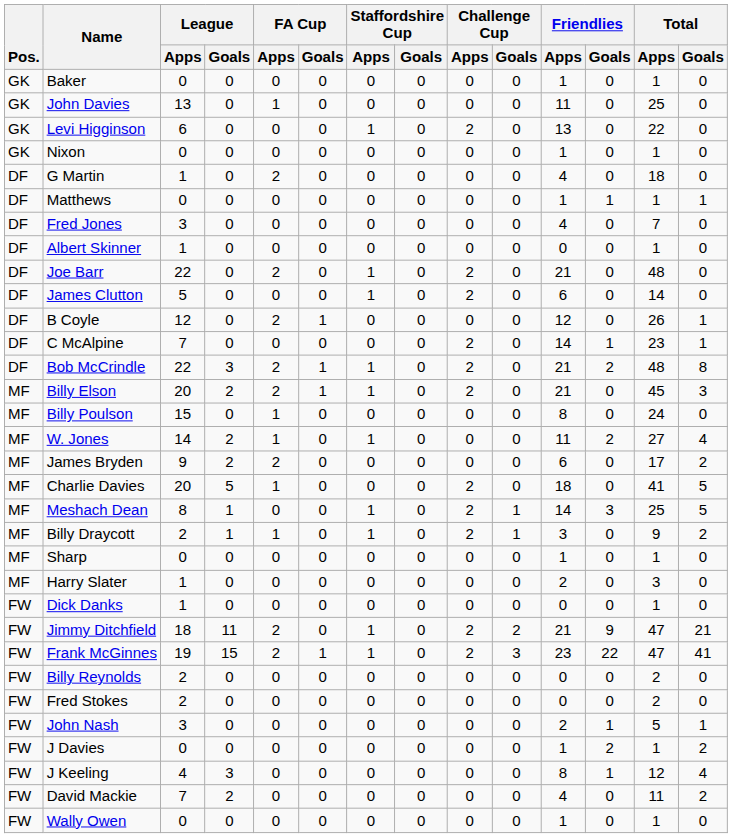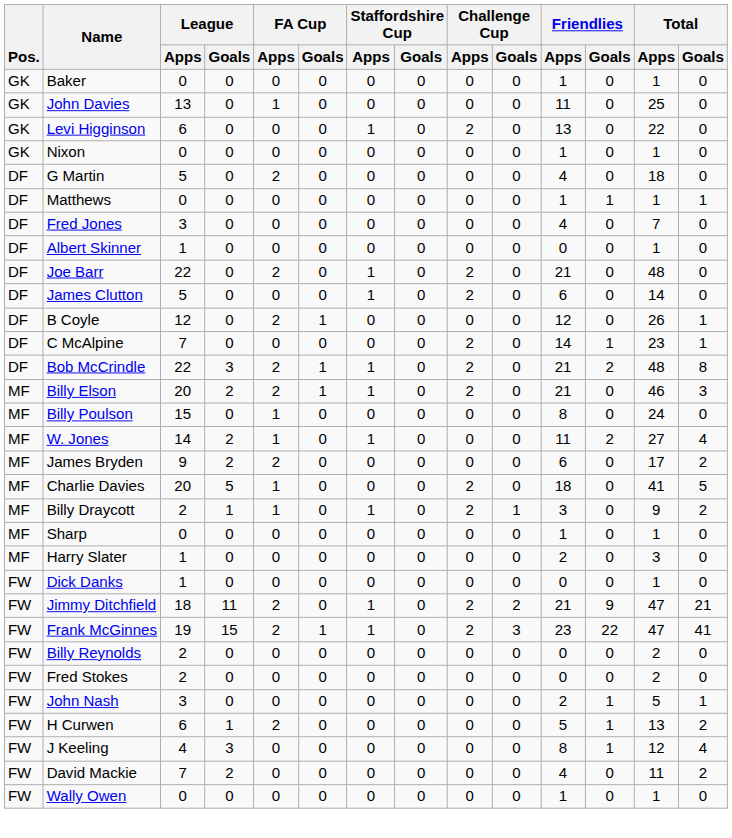(183, 176) 1 -> (183, 176) 5
(656, 391) 45 -> (656, 391) 46
- row: (97, 510)
+ row: (80, 725)
- row: (75, 748)
